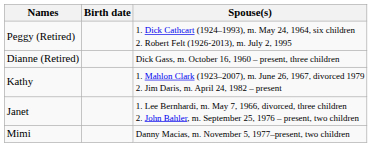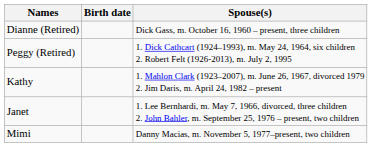rows swapped: (43, 59) <-> (41, 36)
